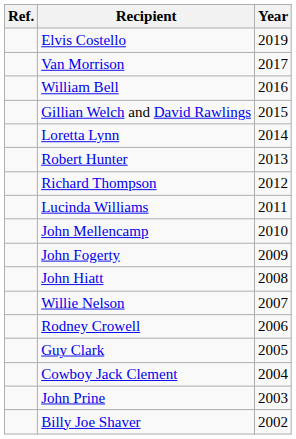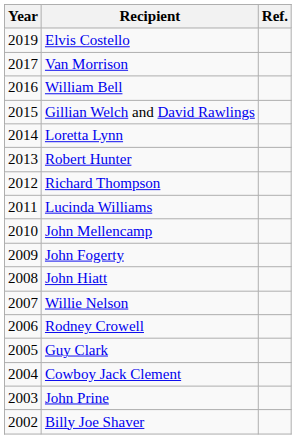columns swapped: (273, 16) <-> (21, 16)
